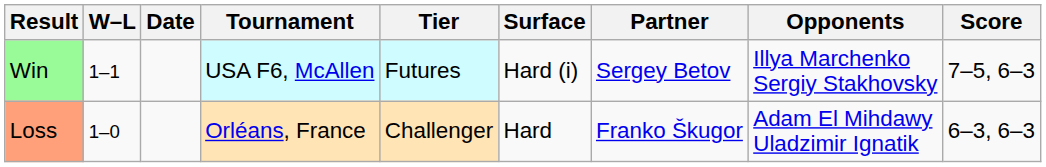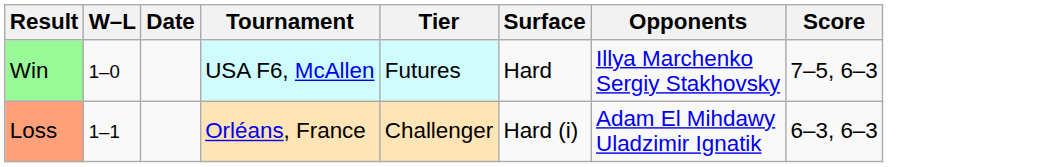- column: (669, 22)
(104, 71) 1–1 -> (104, 71) 1–0
(541, 70) Hard (i) -> (528, 70) Hard
(104, 132) 1–0 -> (104, 132) 1–1
(528, 131) Hard -> (541, 131) Hard (i)
